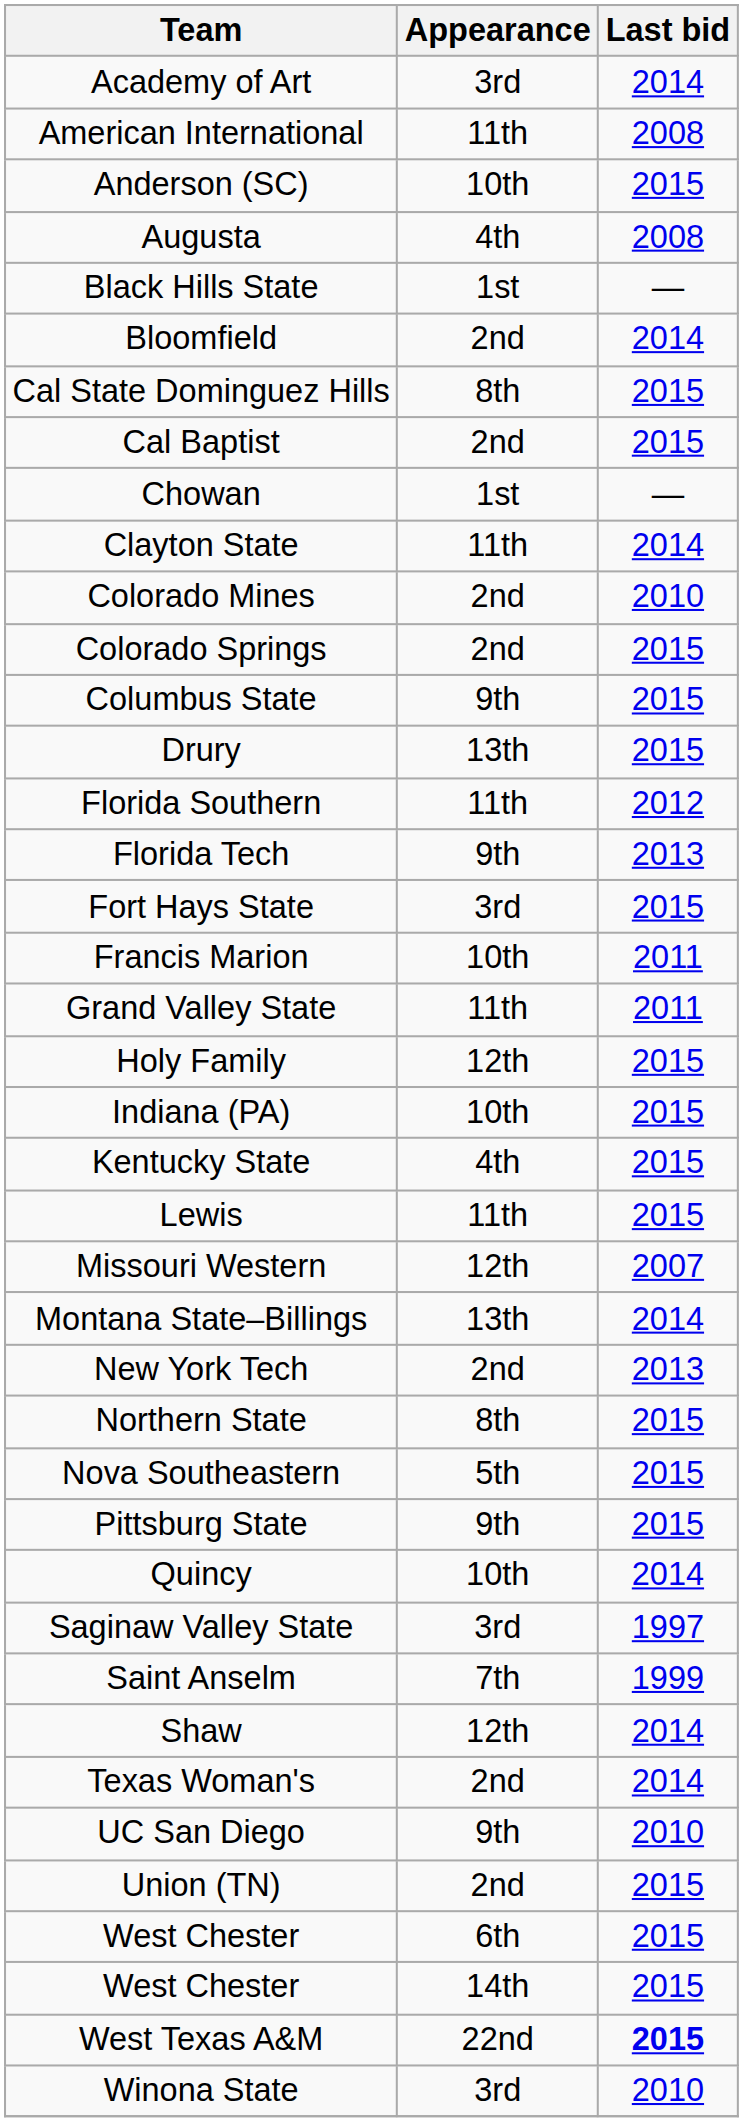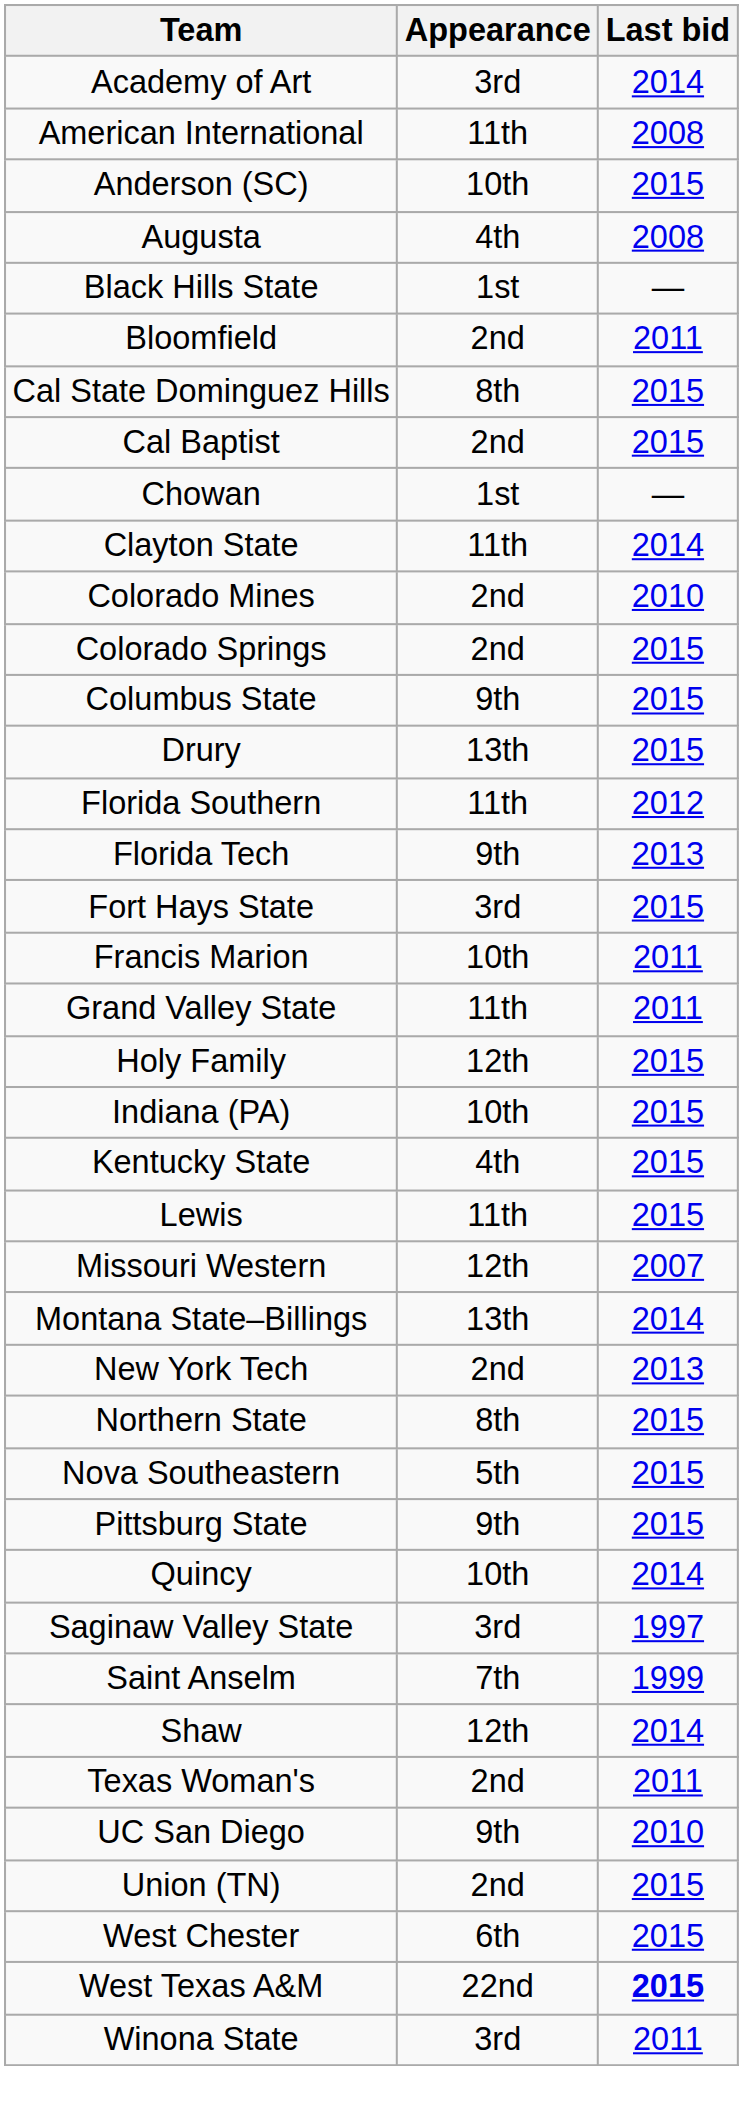(668, 339) 2014 -> (668, 339) 2011
(668, 1781) 2014 -> (668, 1781) 2011
- row: (201, 1987)
(668, 2090) 2010 -> (668, 2039) 2011
